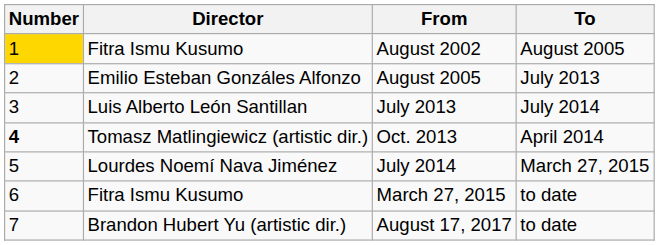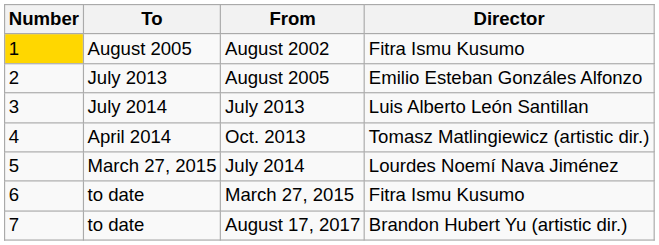columns swapped: (228, 19) <-> (585, 19)
(14, 136) bold -> (14, 136) normal
